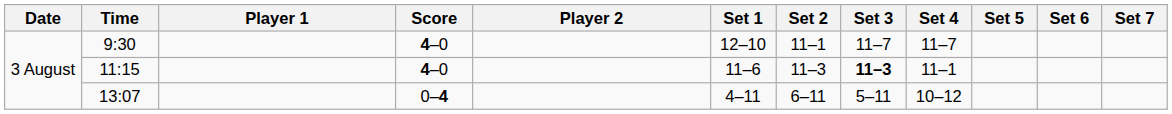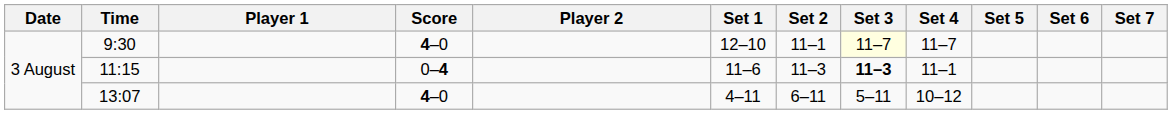(874, 44) no background -> (874, 44) lightyellow background
(434, 70) 4–0 -> (434, 70) 0–4
(434, 97) 0–4 -> (434, 97) 4–0
